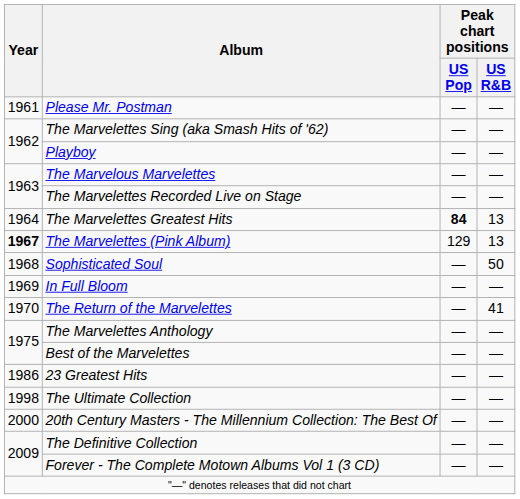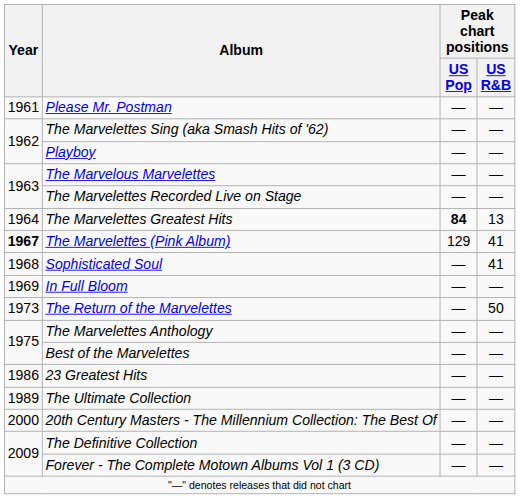(496, 241) 13 -> (496, 241) 41
(496, 264) 50 -> (496, 264) 41
(23, 308) 1970 -> (23, 308) 1973
(496, 308) 41 -> (496, 308) 50
(23, 398) 1998 -> (23, 398) 1989
